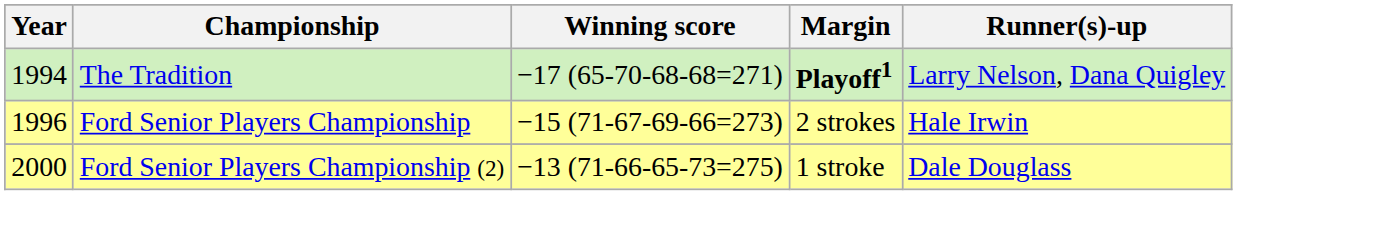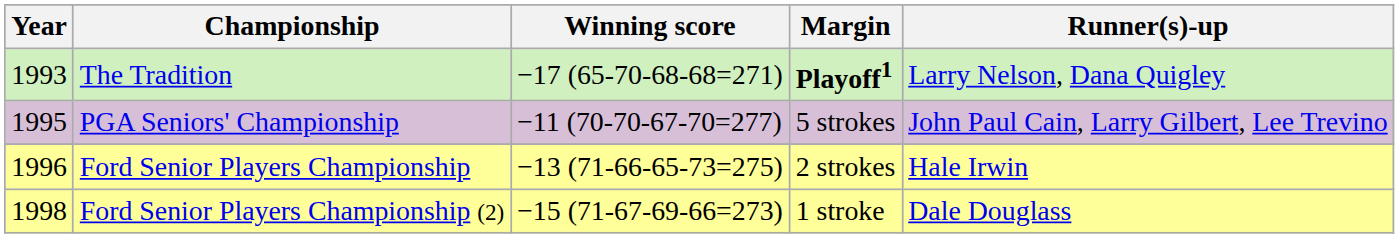(39, 74) 1994 -> (39, 74) 1993
+ row: (239, 122)
(650, 122) −15 (71-67-69-66=273) -> (650, 166) −13 (71-66-65-73=275)
(39, 166) 2000 -> (39, 210) 1998
(650, 166) −13 (71-66-65-73=275) -> (650, 210) −15 (71-67-69-66=273)
